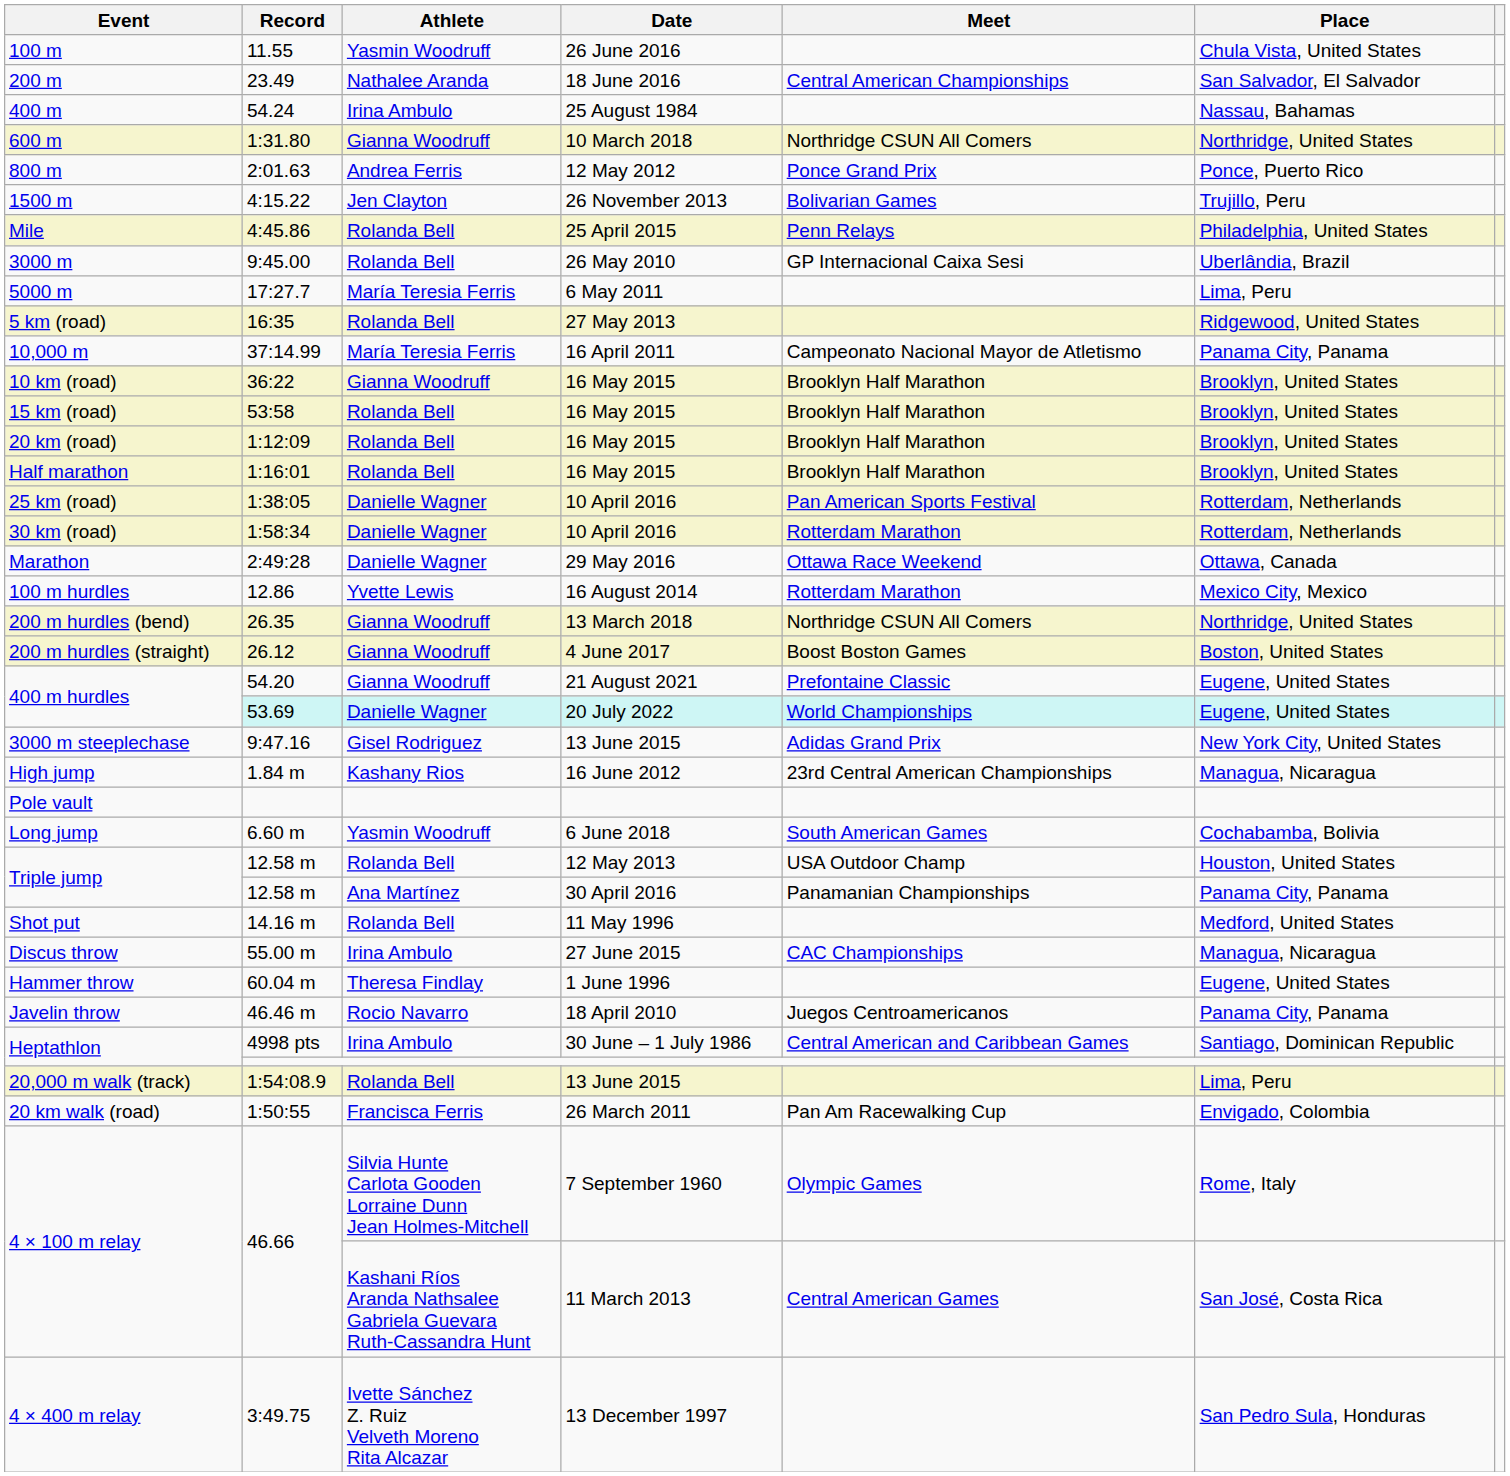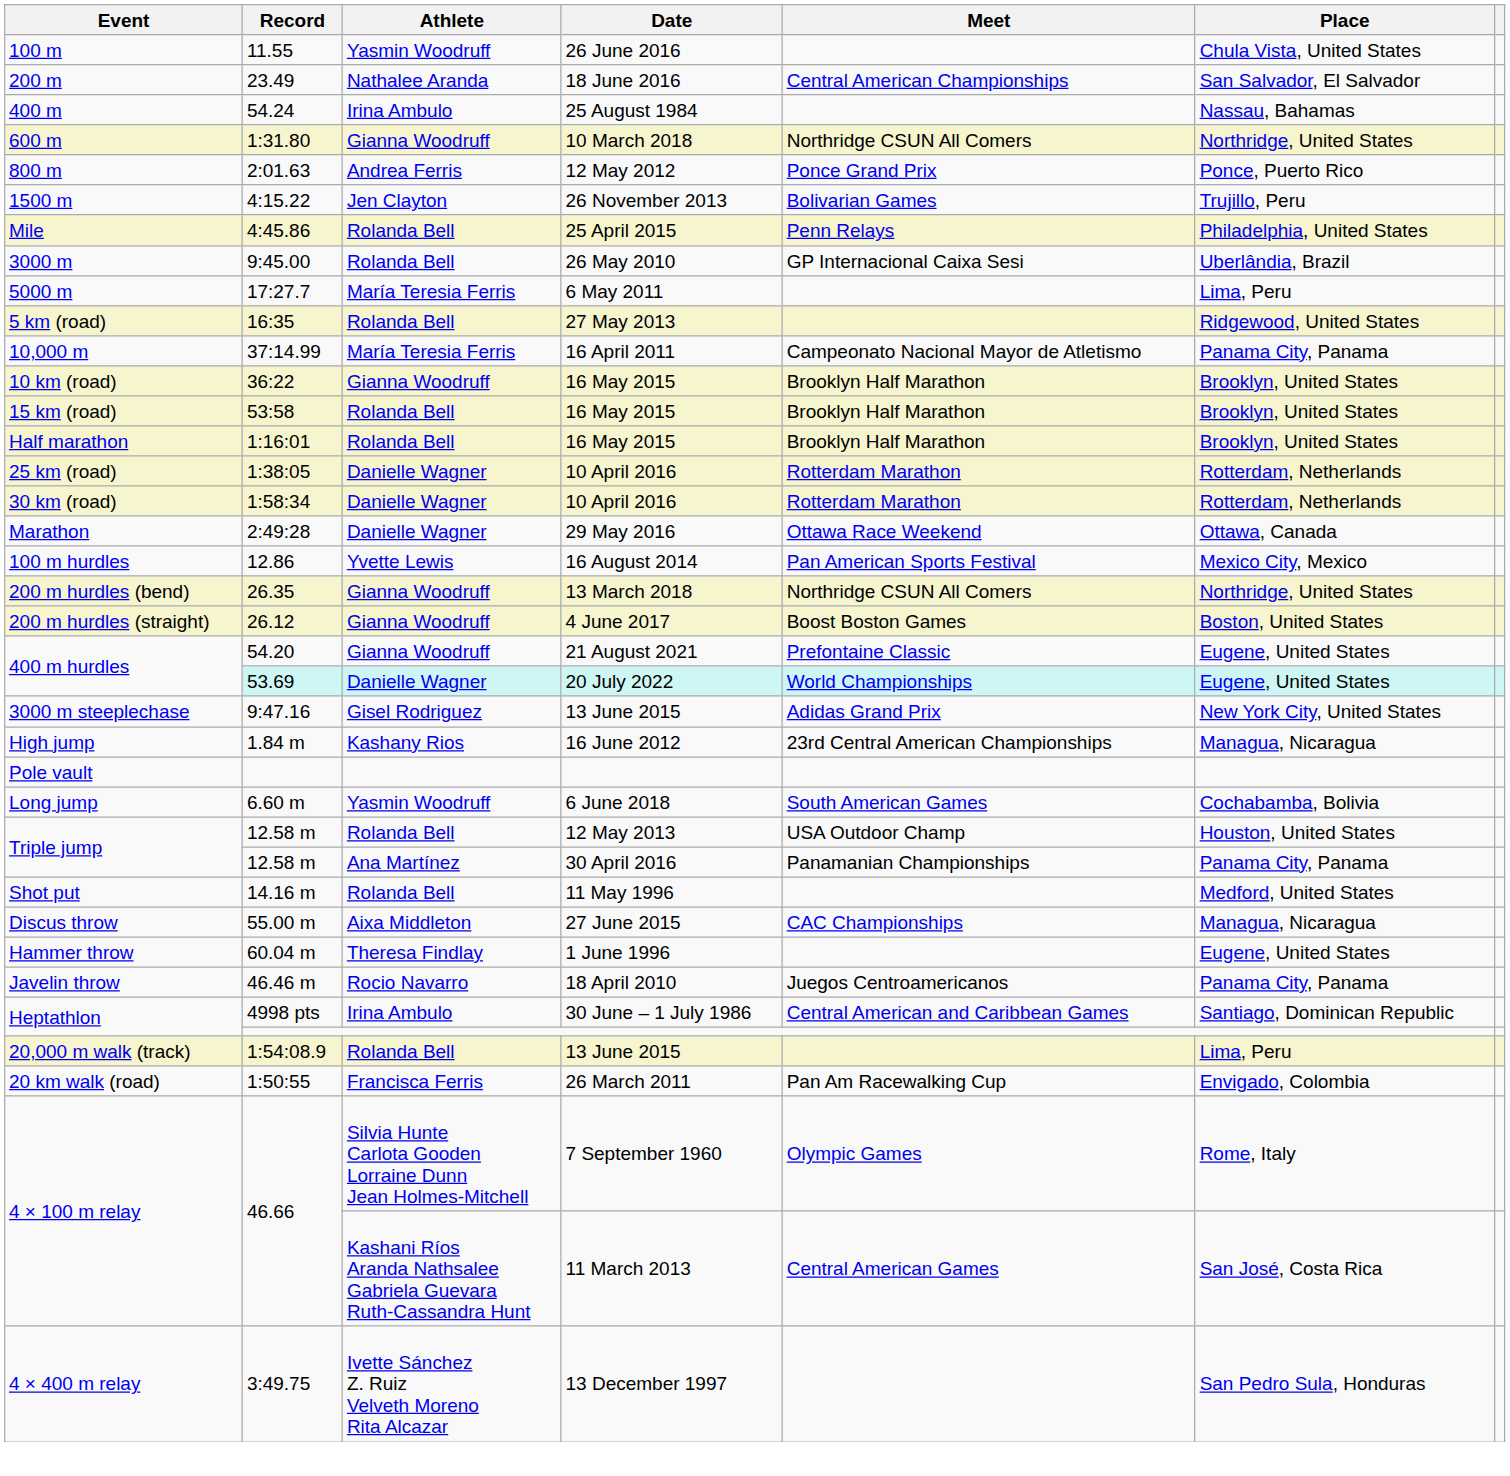- row: (63, 441)
(911, 501) Pan American Sports Festival -> (874, 471) Rotterdam Marathon
(874, 591) Rotterdam Marathon -> (911, 561) Pan American Sports Festival
(400, 952) Irina Ambulo -> (409, 922) Aixa Middleton
